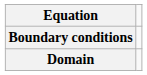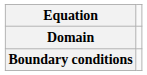rows swapped: (71, 59) <-> (71, 37)
